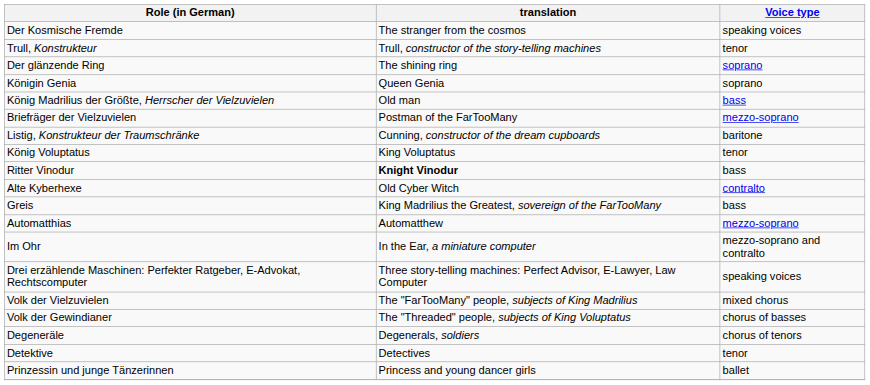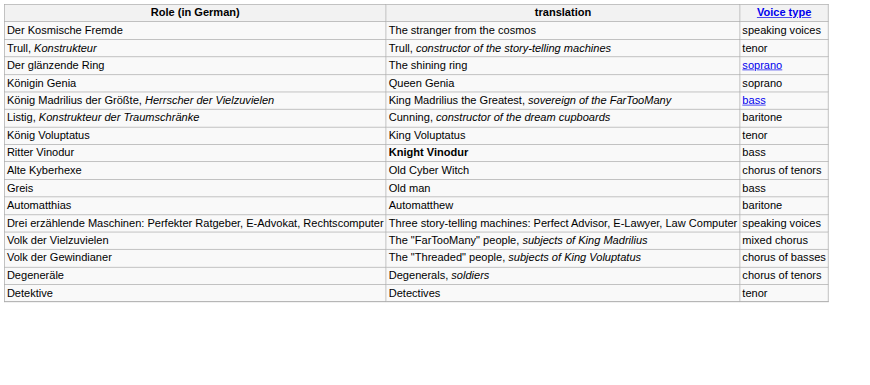(399, 100) Old man -> (530, 100) King Madrilius the Greatest, sovereign of the FarTooMany
- row: (72, 118)
(744, 188) contralto -> (782, 170) chorus of tenors
(520, 205) King Madrilius the Greatest, sovereign of the FarTooMany -> (410, 188) Old man
(761, 223) mezzo-soprano -> (762, 205) baritone
- row: (24, 247)
- row: (90, 370)
